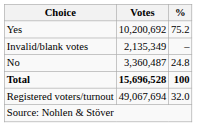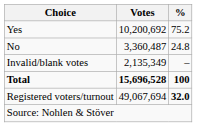rows swapped: (13, 63) <-> (47, 46)
(180, 96) normal -> (180, 96) bold
